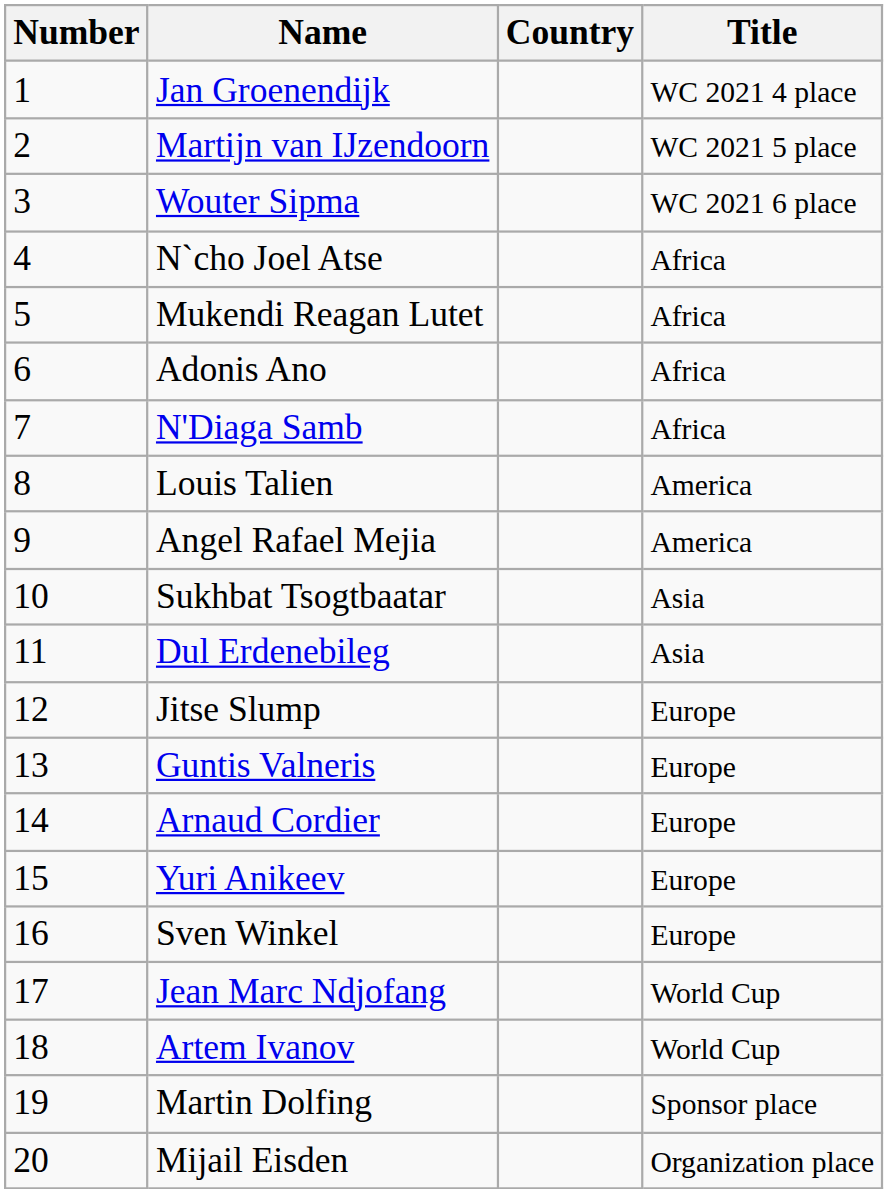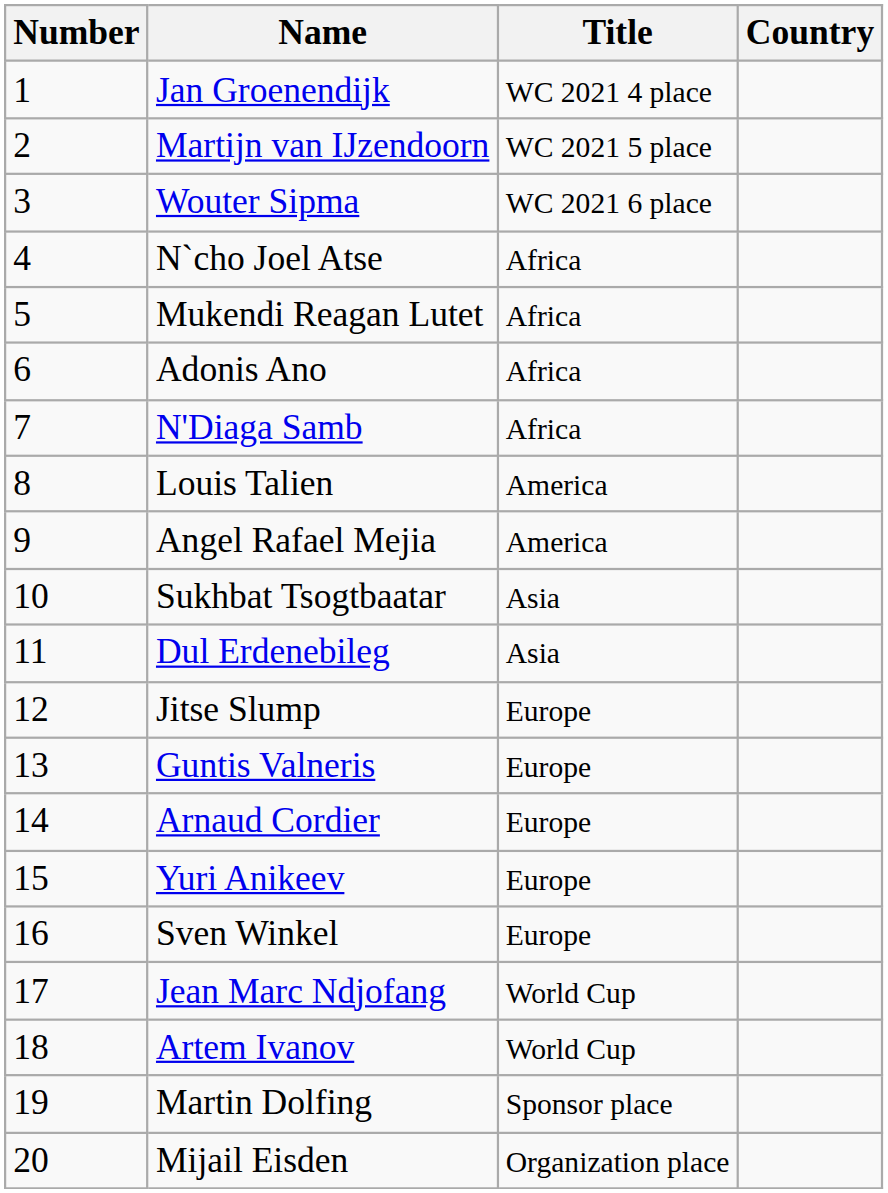columns swapped: (570, 32) <-> (762, 32)
